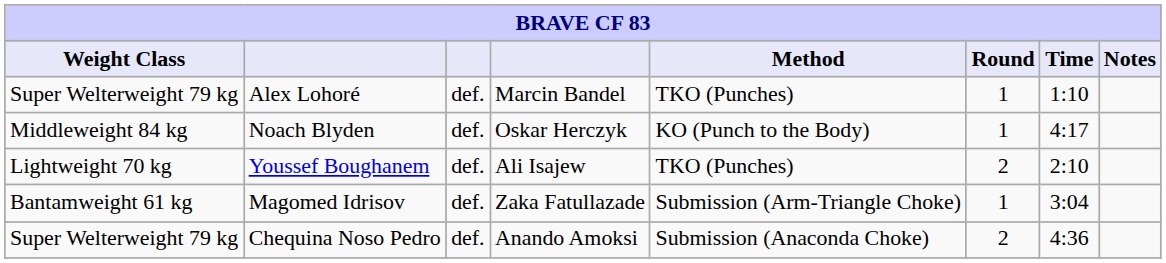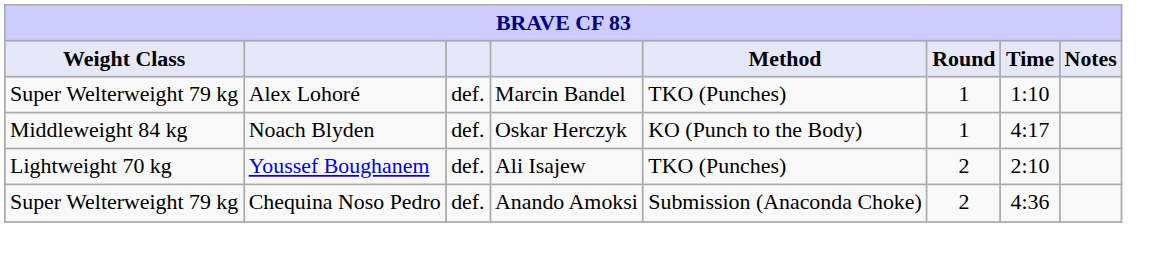- row: (327, 202)
